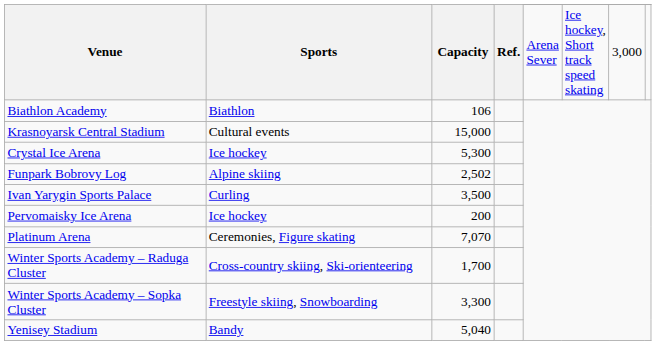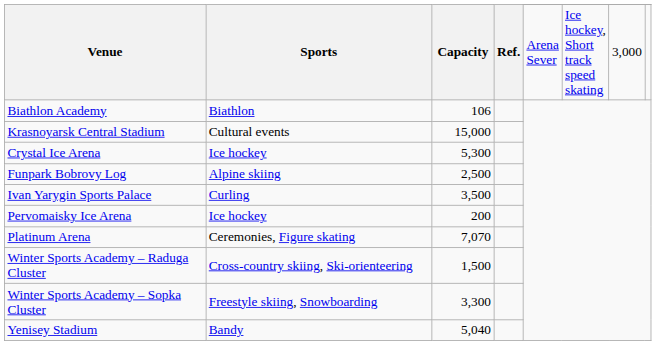(476, 173) 2,502 -> (476, 173) 2,500
(476, 265) 1,700 -> (476, 265) 1,500
